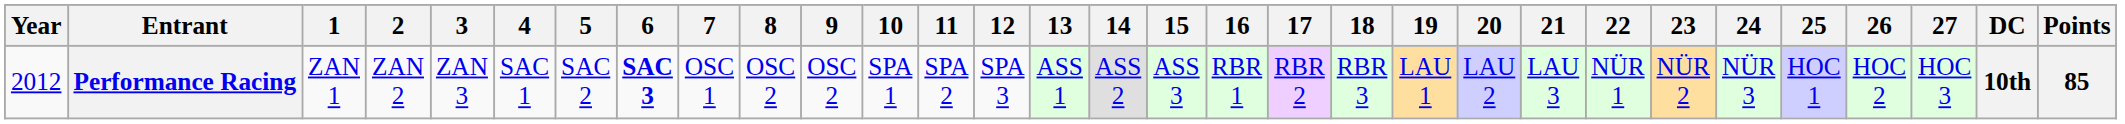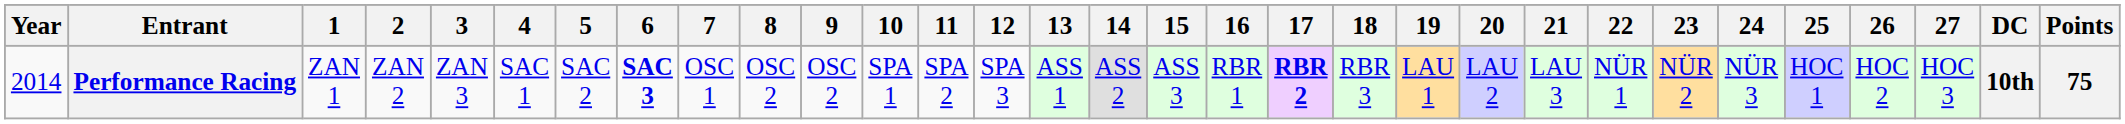(36, 81) 2012 -> (36, 81) 2014
(1299, 81) normal -> (1301, 81) bold
(2077, 81) 85 -> (2080, 81) 75
